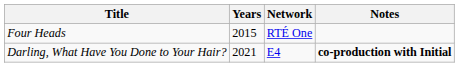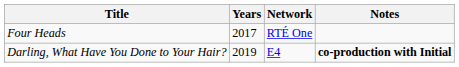(244, 33) 2015 -> (244, 33) 2017
(244, 52) 2021 -> (244, 52) 2019
